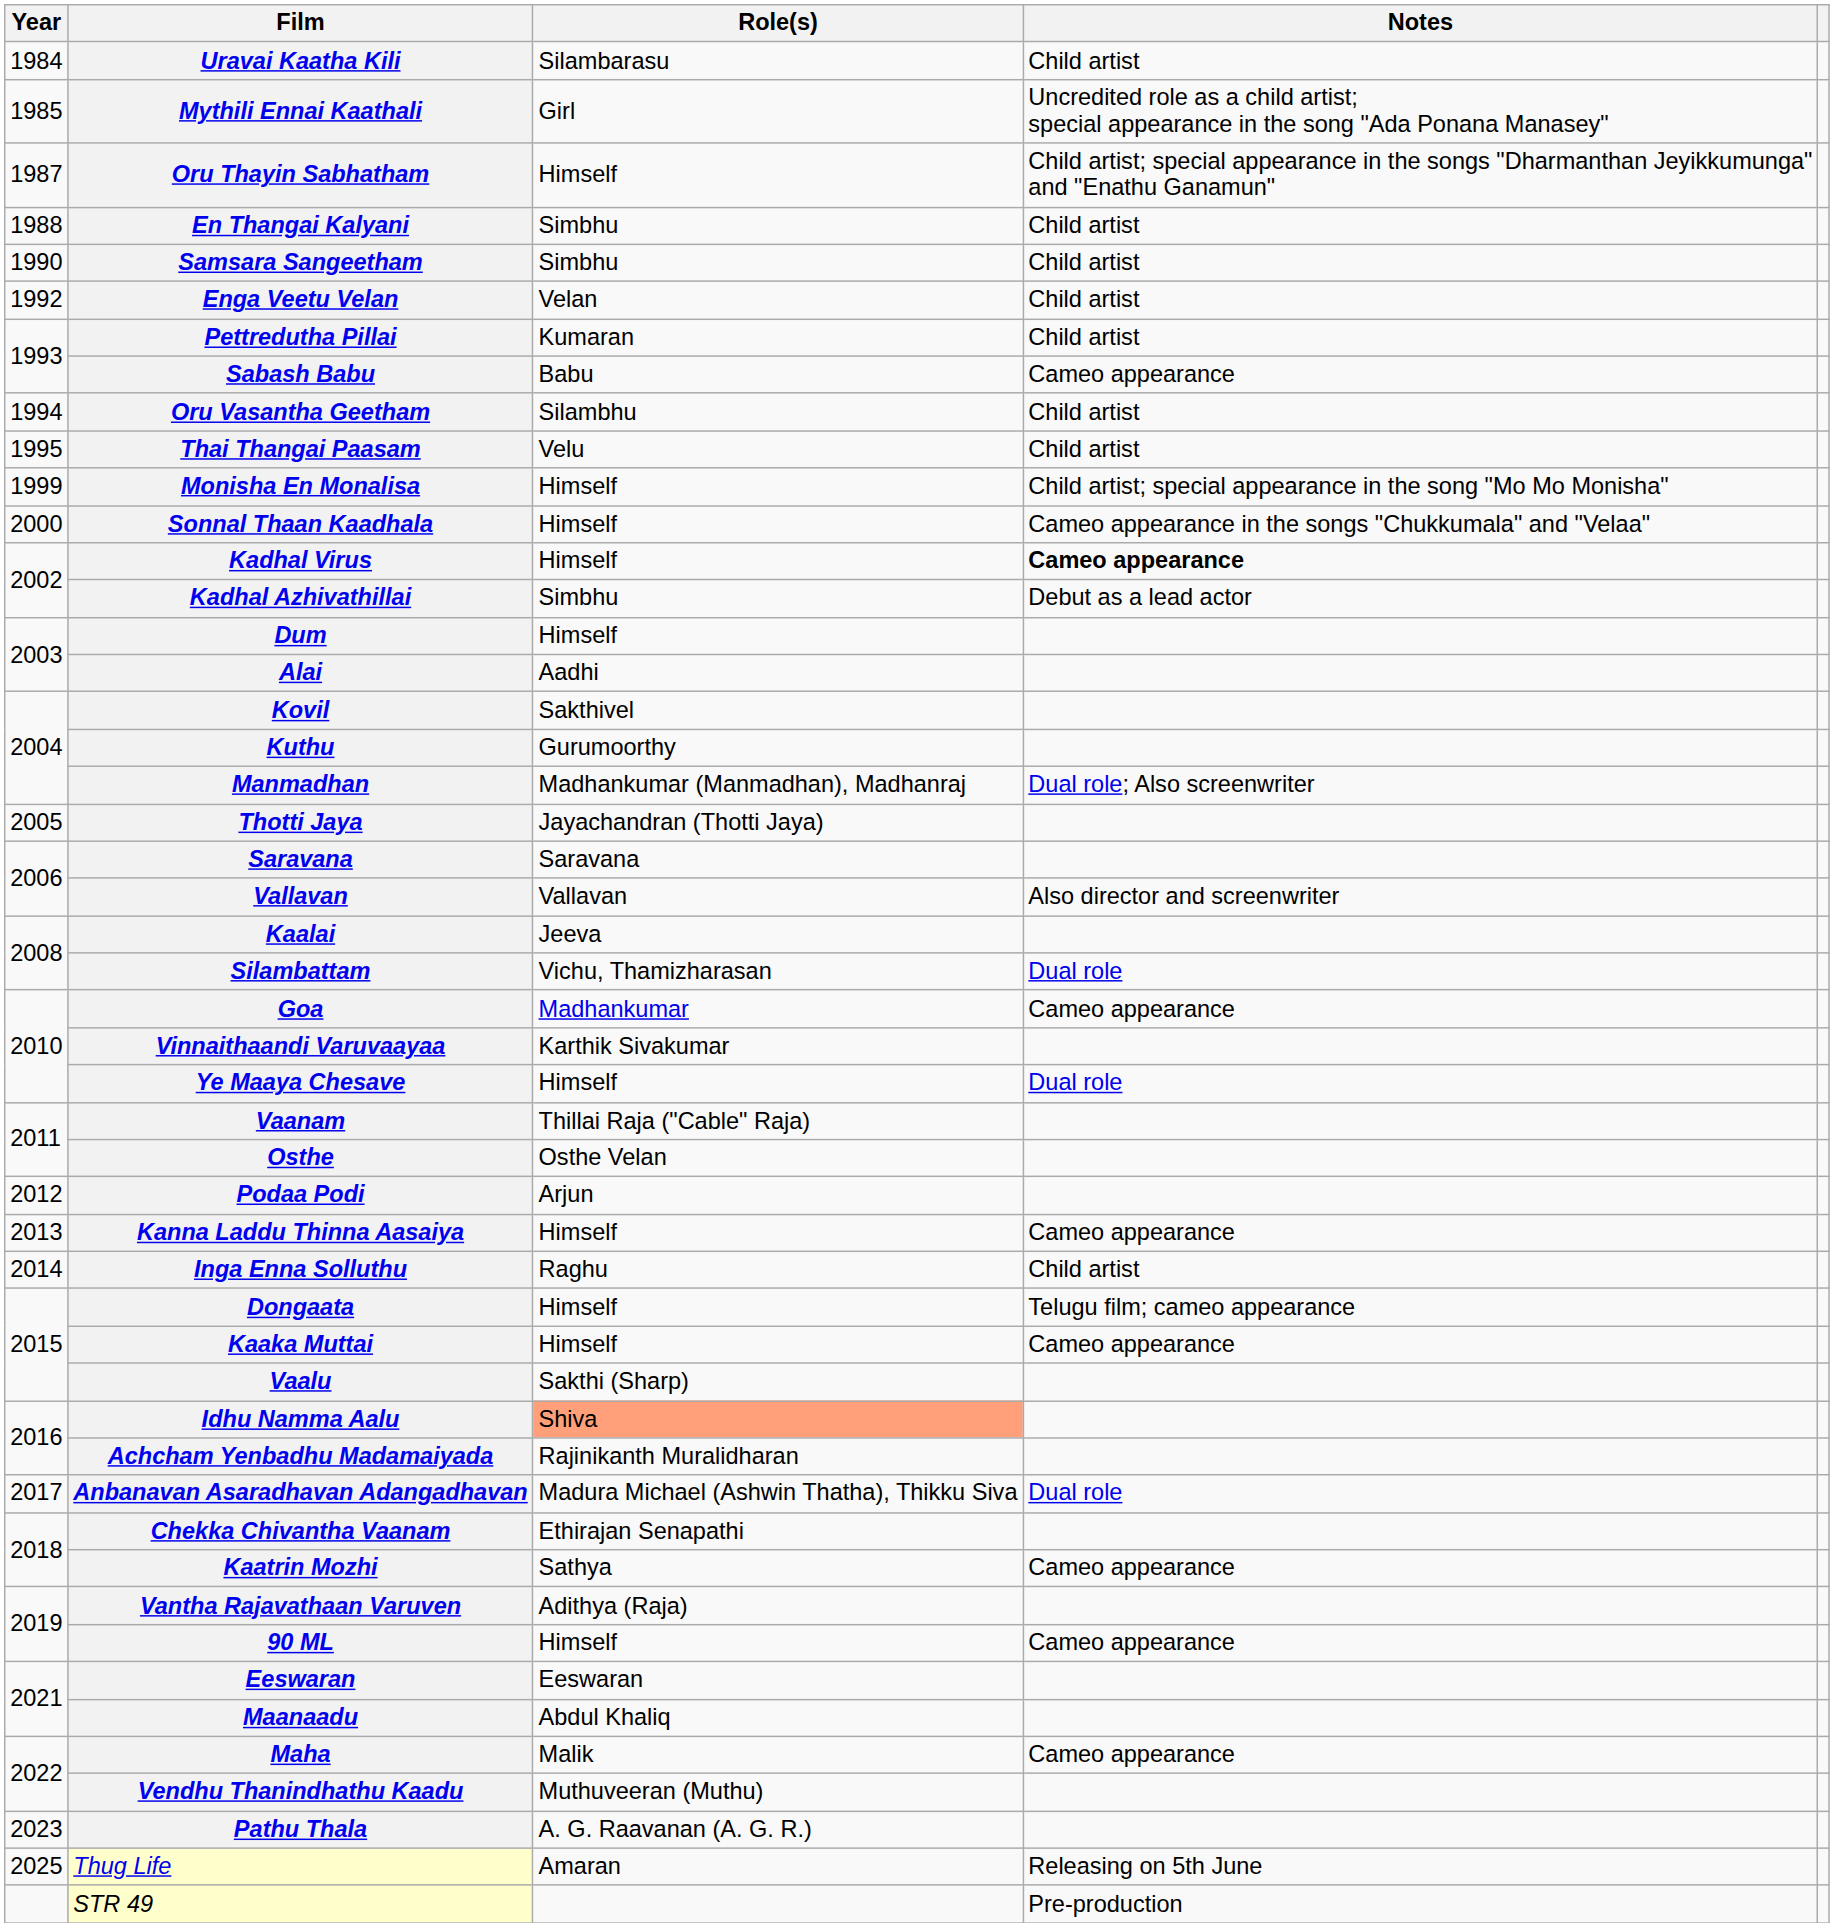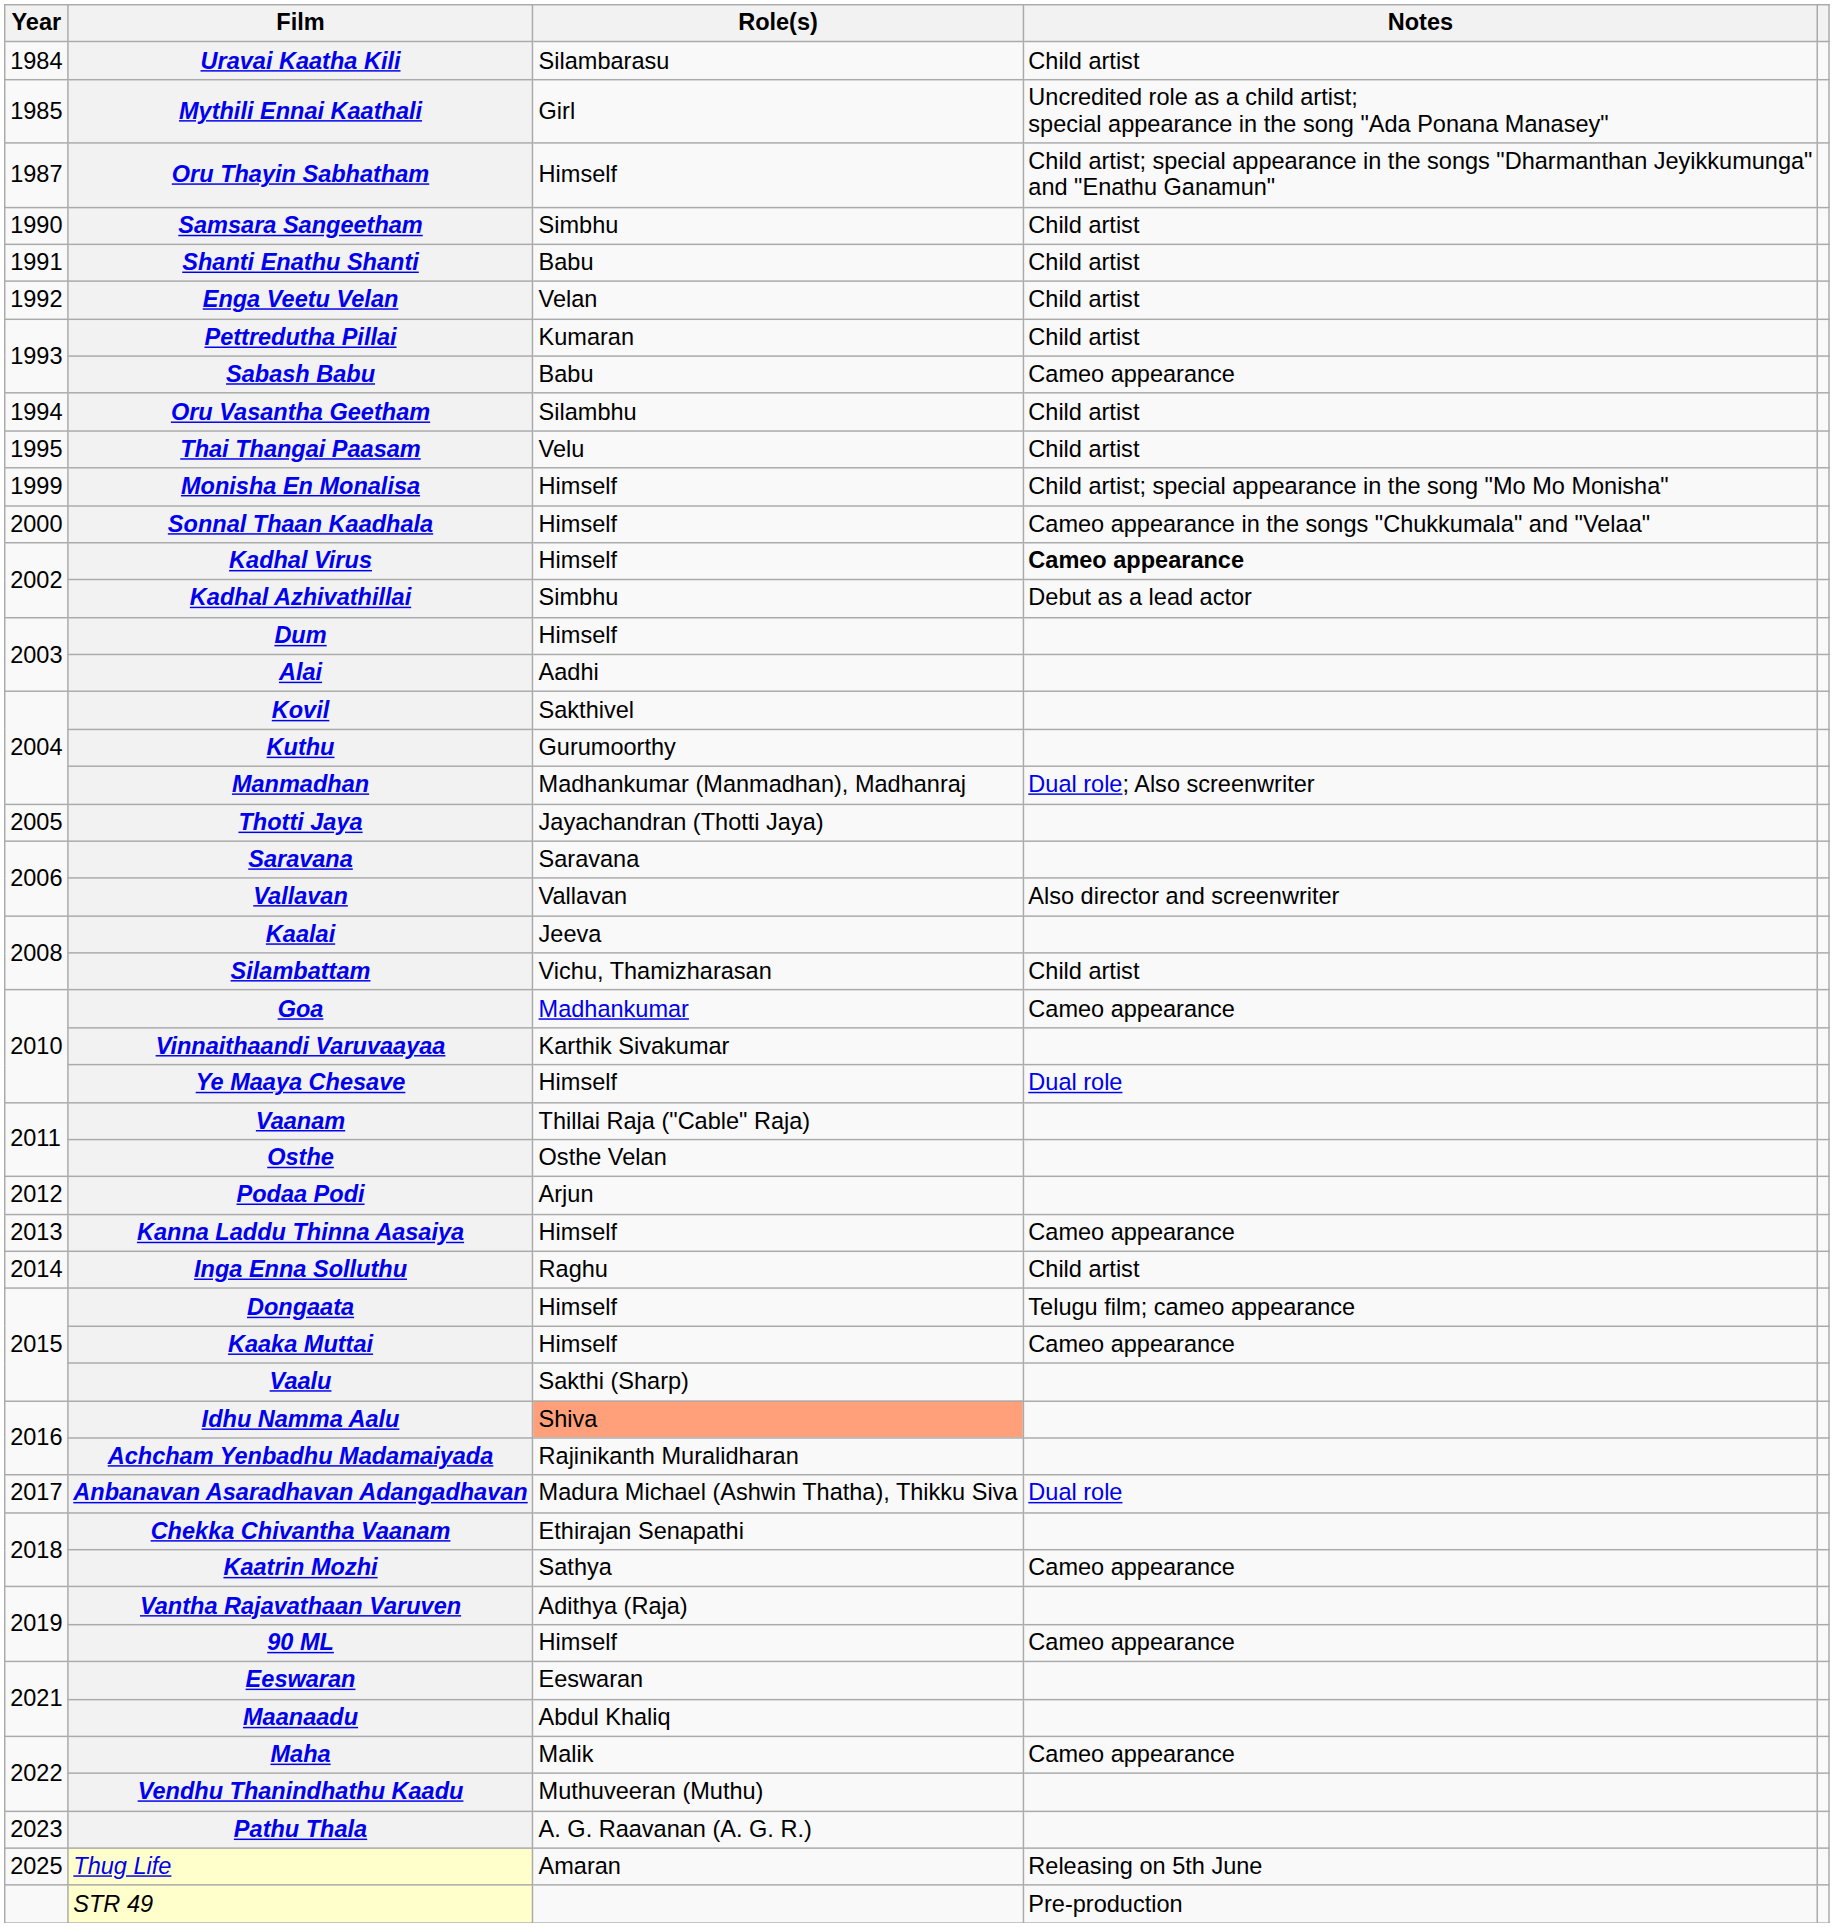- row: (301, 225)
+ row: (301, 262)
(1075, 971) Dual role -> (1084, 971) Child artist
